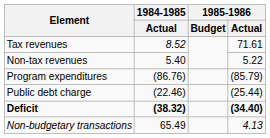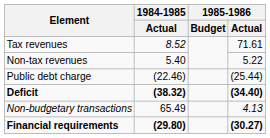- row: (57, 76)
+ row: (63, 125)
